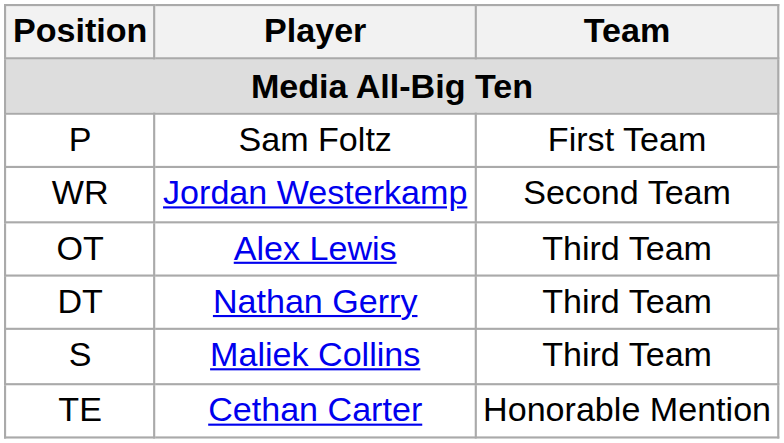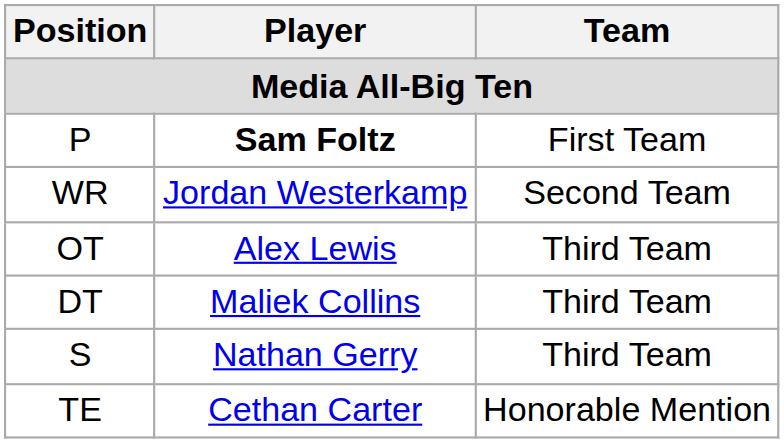(315, 139) normal -> (315, 139) bold
(315, 301) Nathan Gerry -> (315, 301) Maliek Collins
(315, 355) Maliek Collins -> (315, 355) Nathan Gerry
